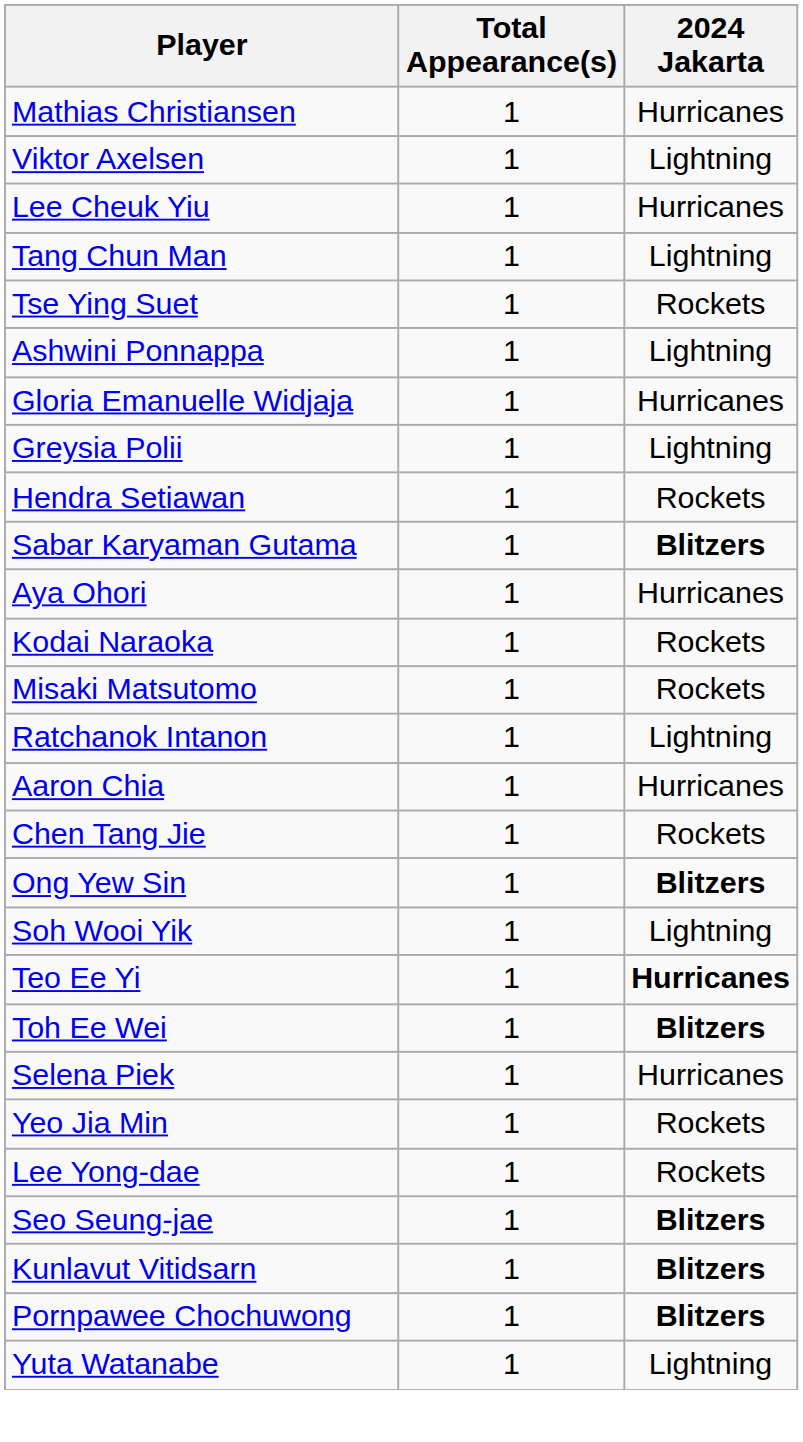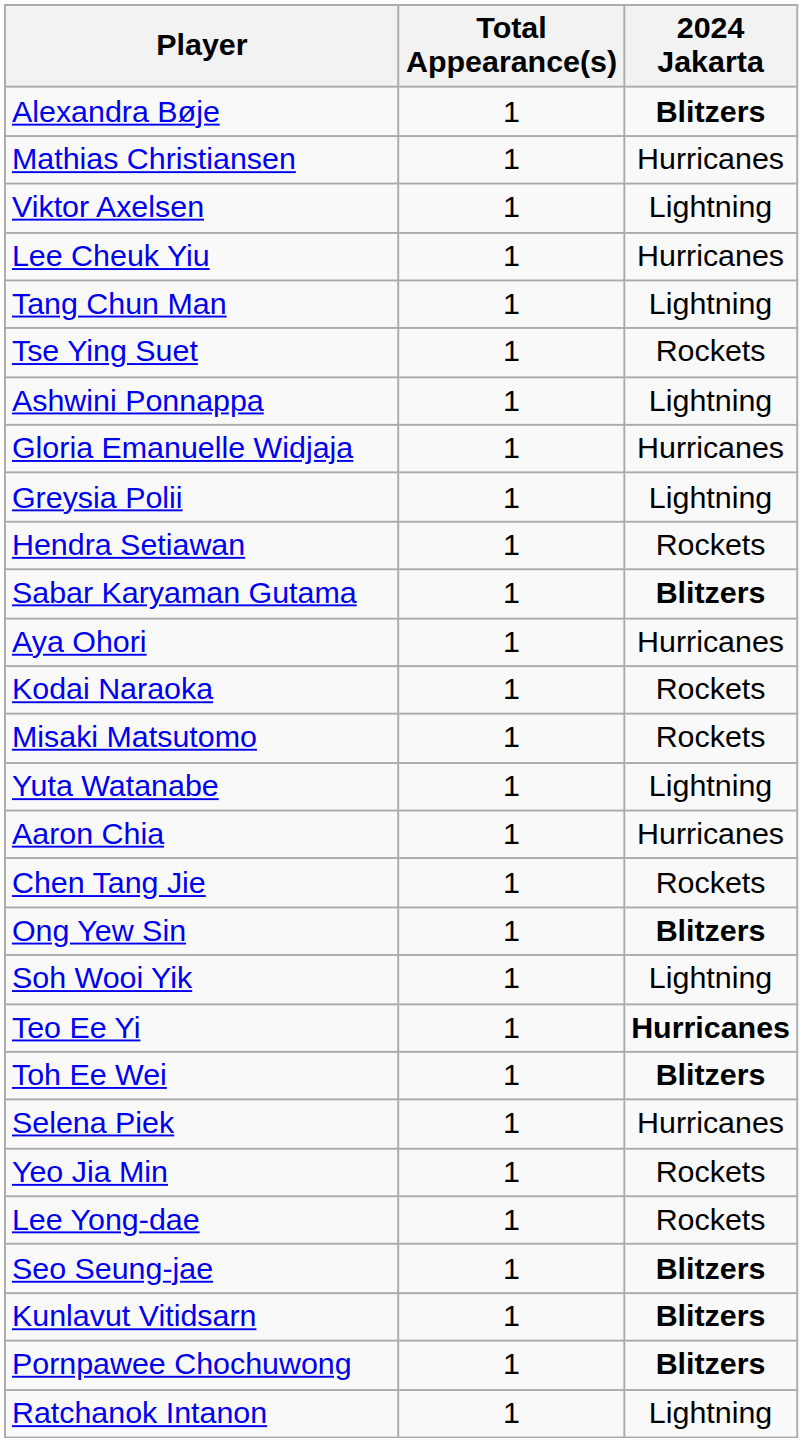+ row: (116, 111)
rows swapped: (115, 1364) <-> (140, 737)
